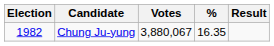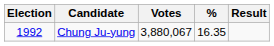(29, 31) 1982 -> (29, 31) 1992
